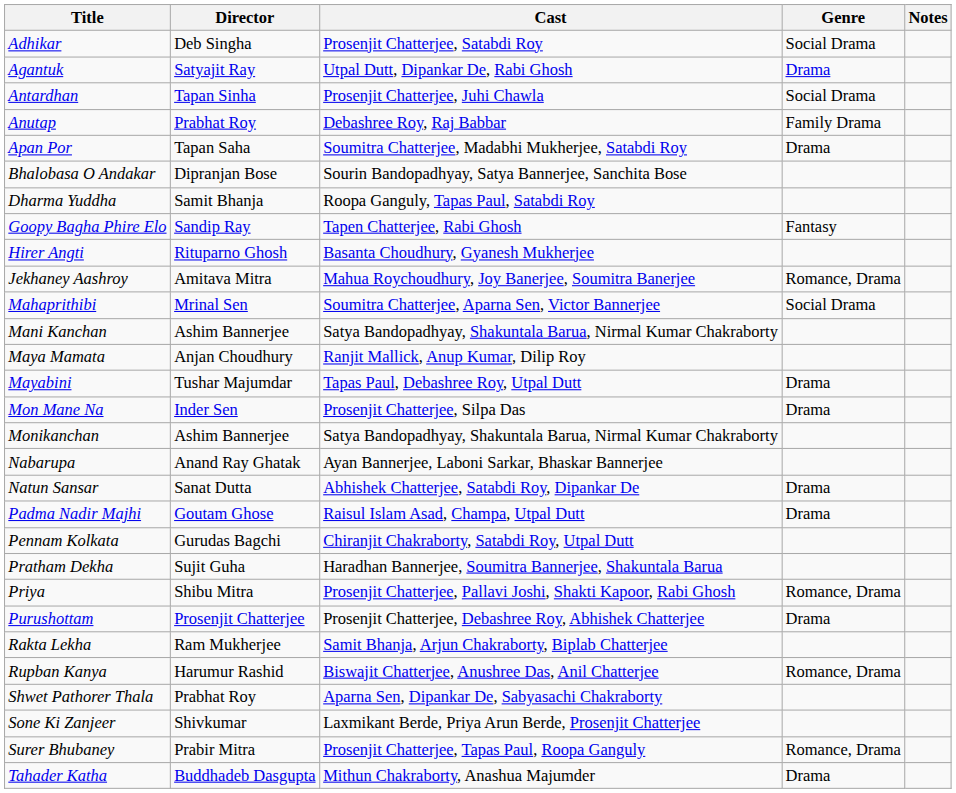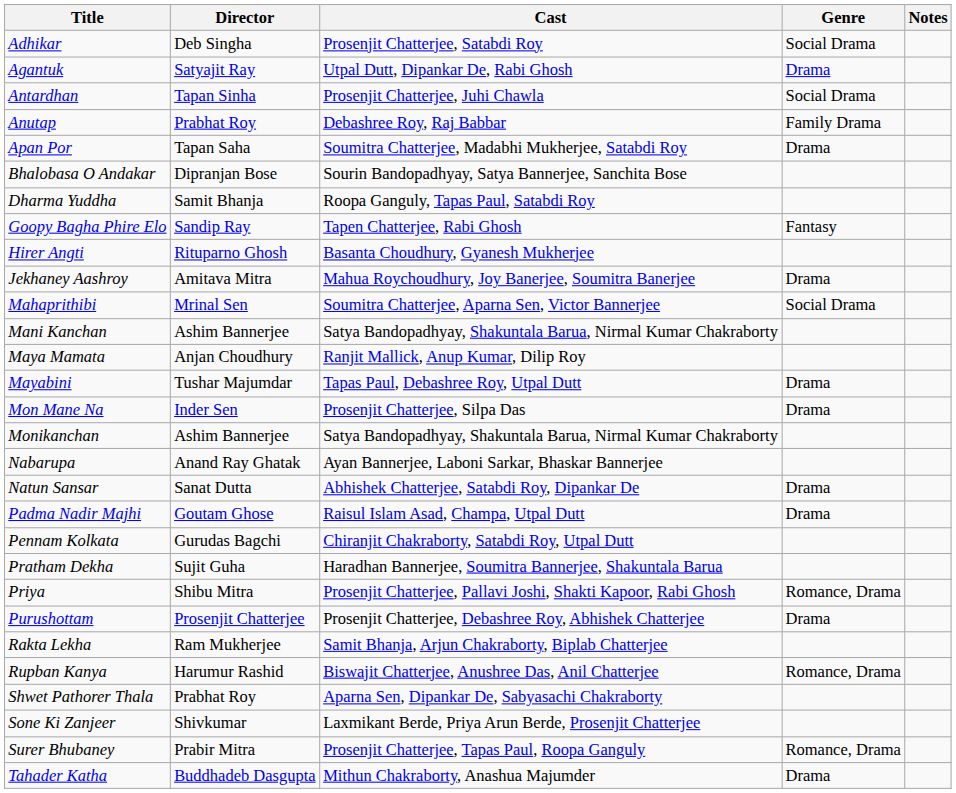(843, 278) Romance, Drama -> (808, 278) Drama
